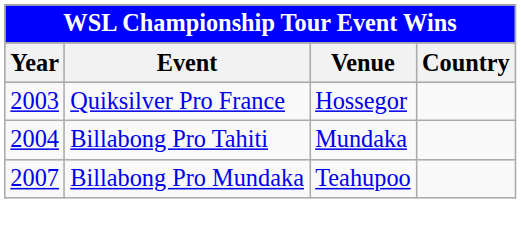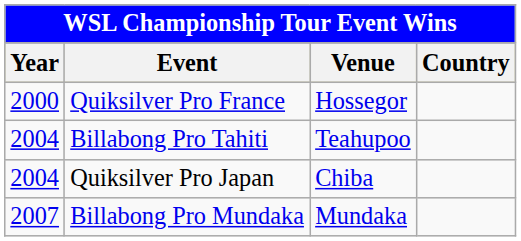(35, 100) 2003 -> (35, 100) 2000
(361, 139) Mundaka -> (363, 139) Teahupoo
+ row: (172, 178)
(363, 178) Teahupoo -> (361, 216) Mundaka
